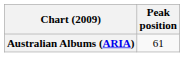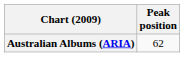(158, 43) 61 -> (158, 43) 62
